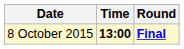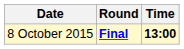columns swapped: (115, 14) <-> (156, 14)
